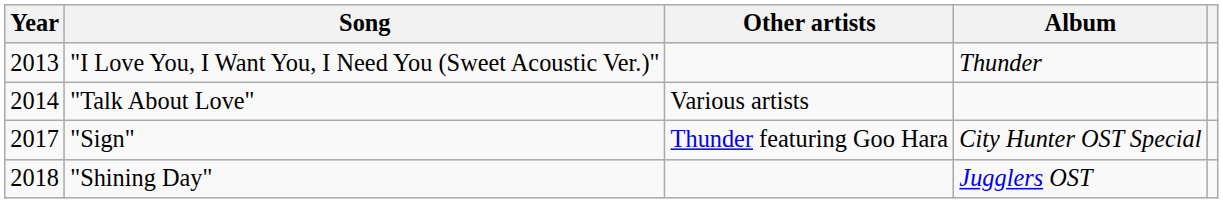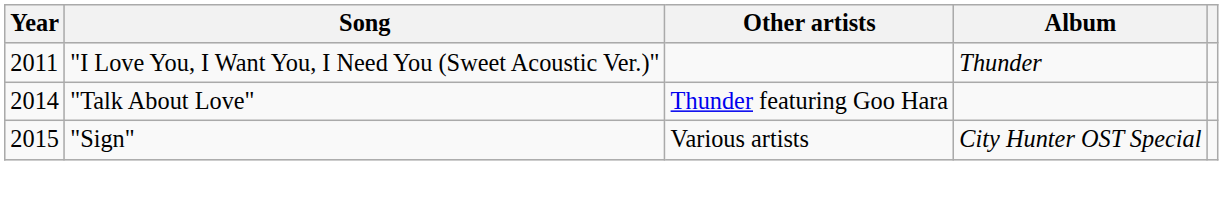(35, 62) 2013 -> (34, 62) 2011
(740, 100) Various artists -> (809, 100) Thunder featuring Goo Hara
(35, 139) 2017 -> (35, 139) 2015
(809, 139) Thunder featuring Goo Hara -> (740, 139) Various artists
- row: (141, 178)
